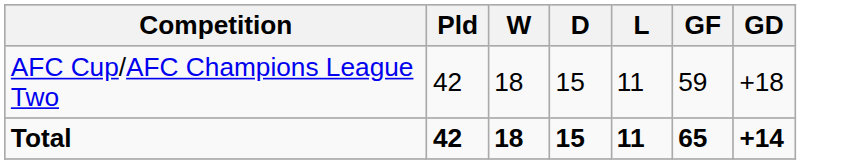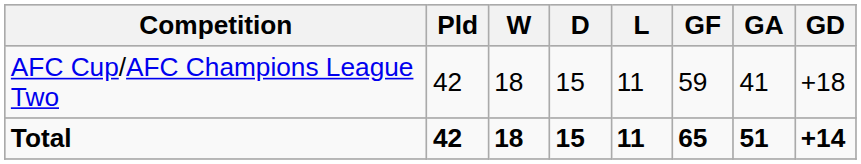+ column: (764, 25)
